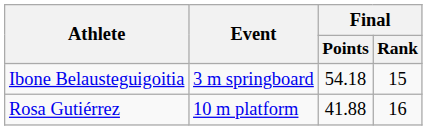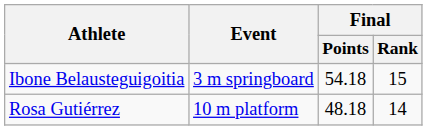(346, 109) 41.88 -> (346, 109) 48.18
(398, 109) 16 -> (398, 109) 14
